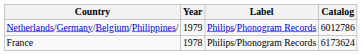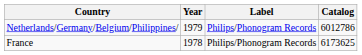(338, 43) 6173624 -> (338, 43) 6173625
